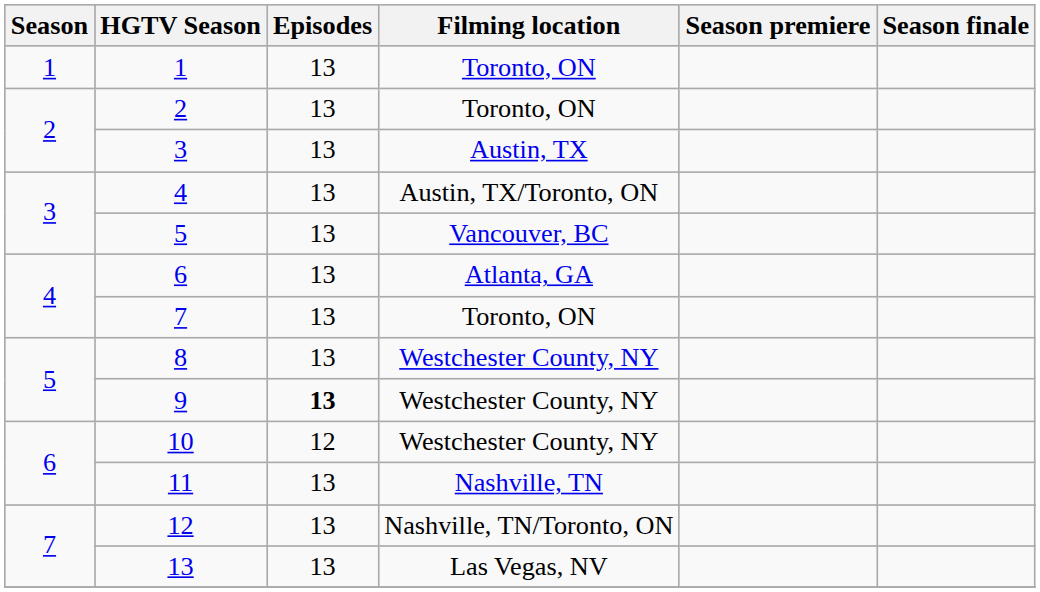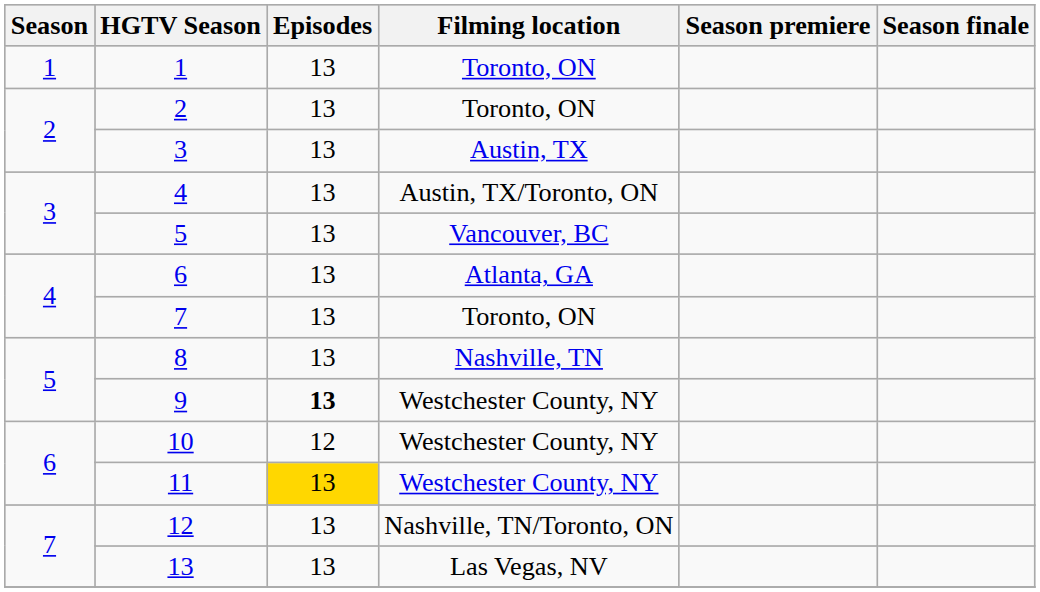(529, 358) Westchester County, NY -> (529, 358) Nashville, TN
(323, 483) no background -> (323, 483) gold background
(529, 483) Nashville, TN -> (529, 483) Westchester County, NY
